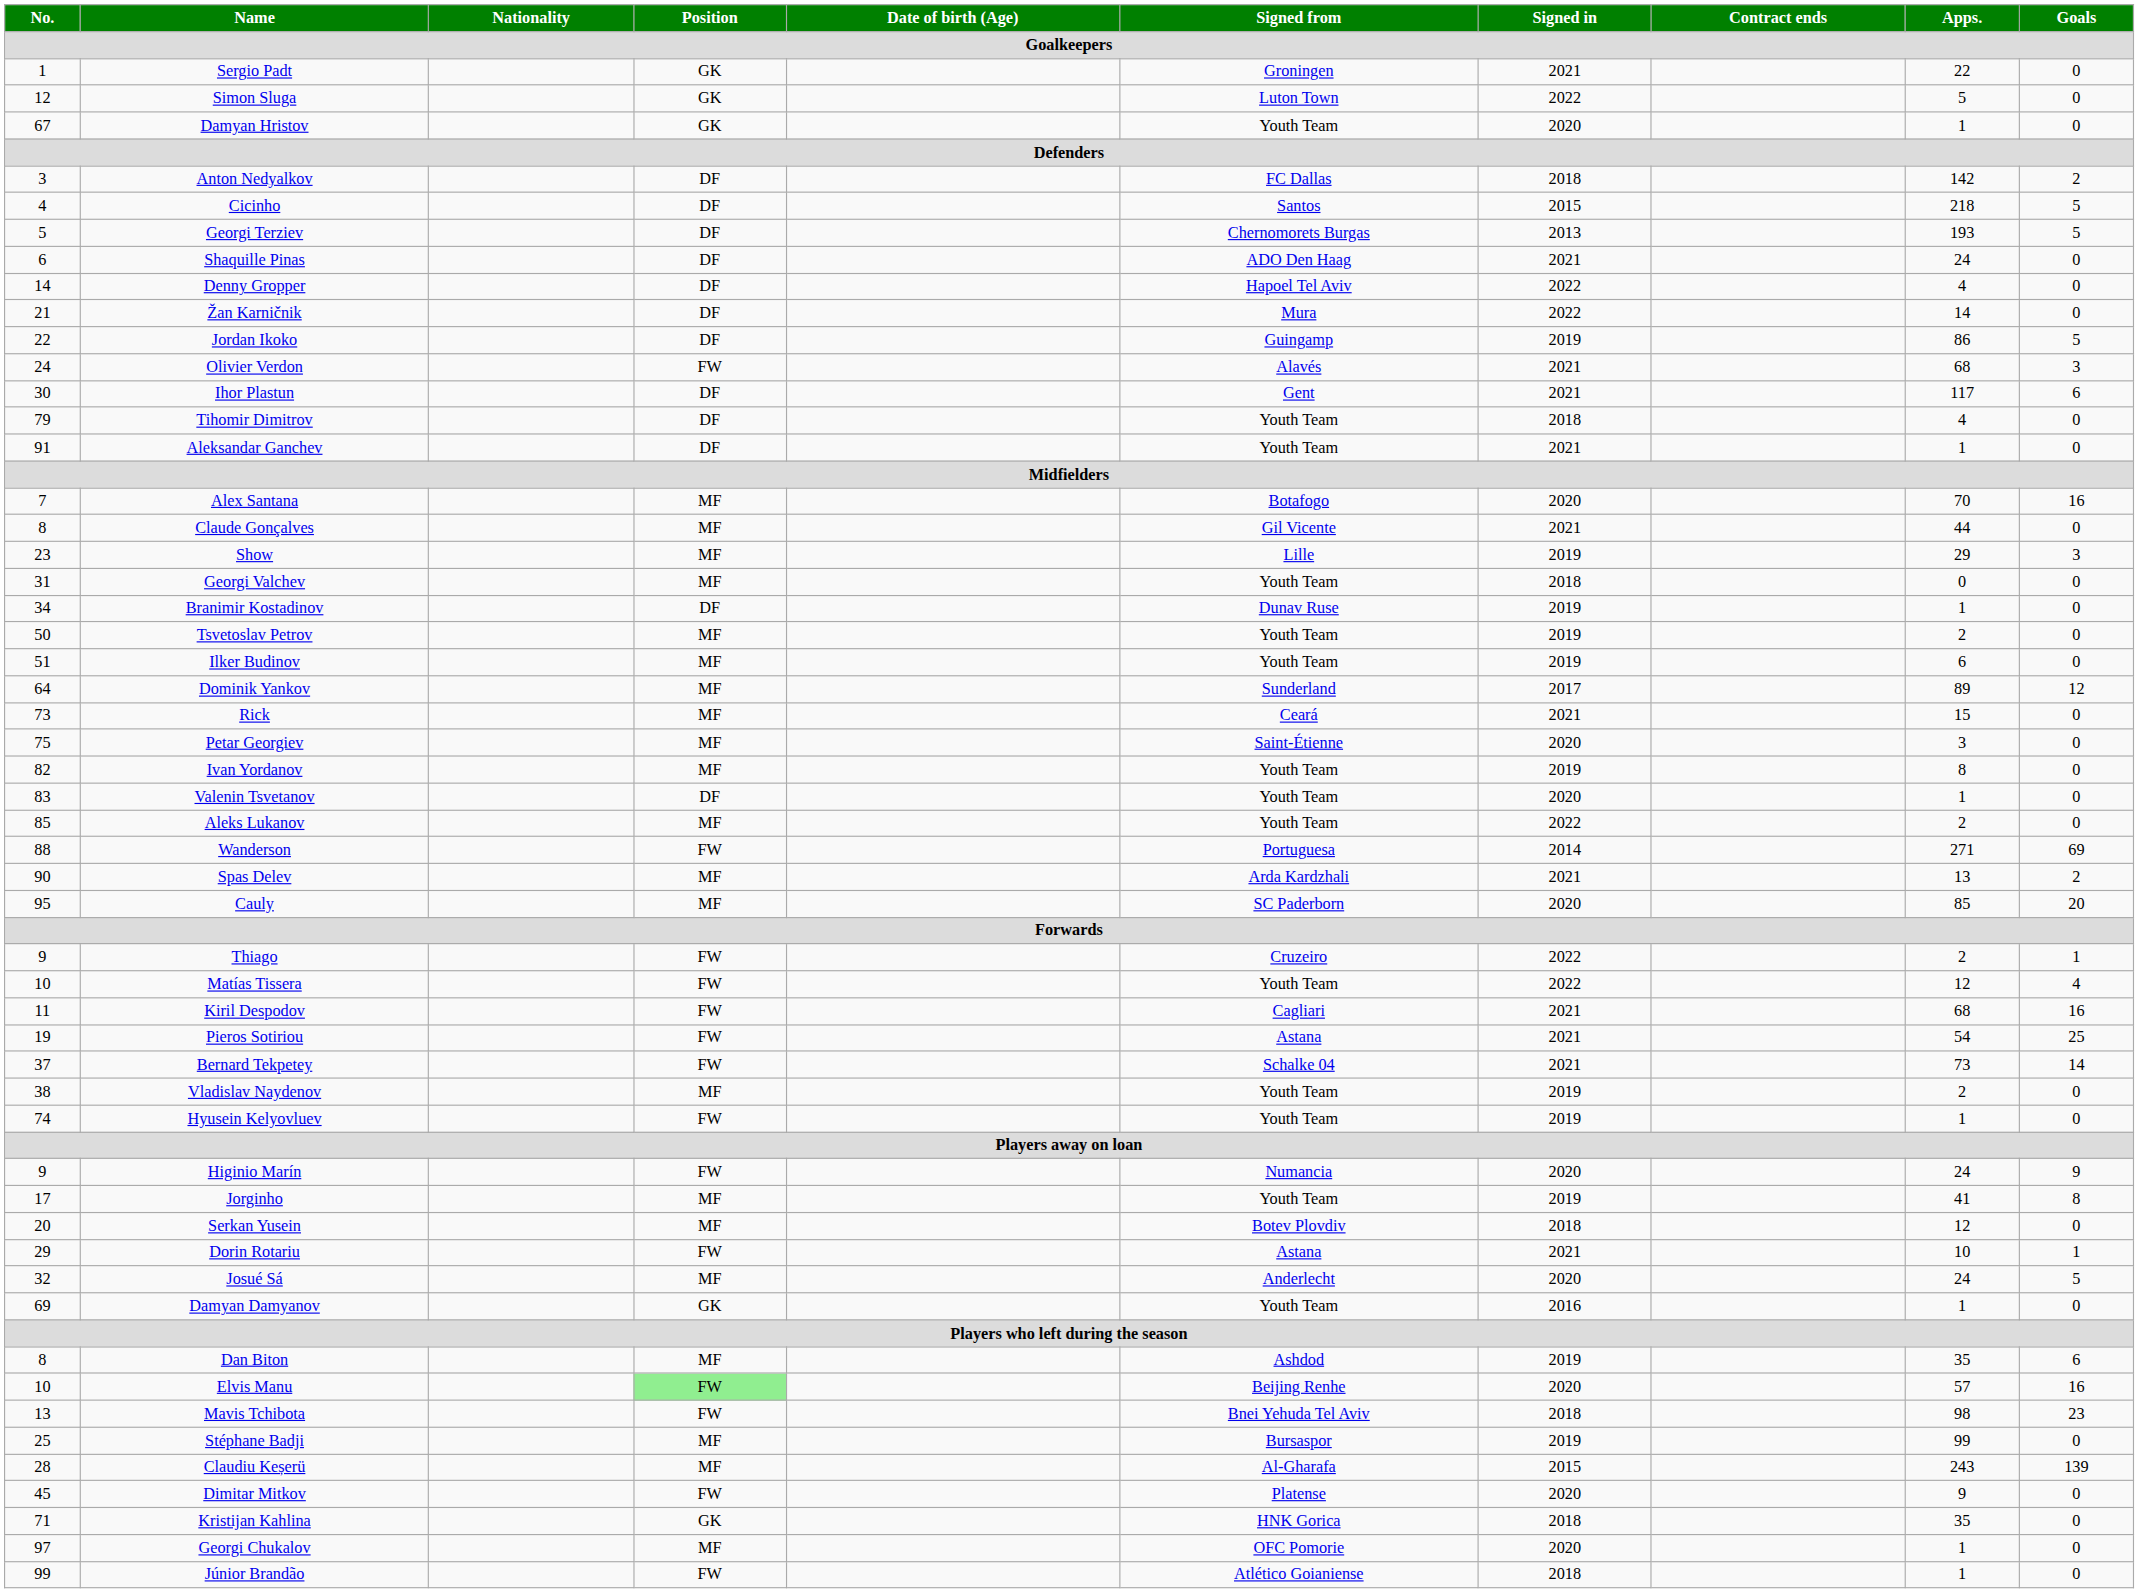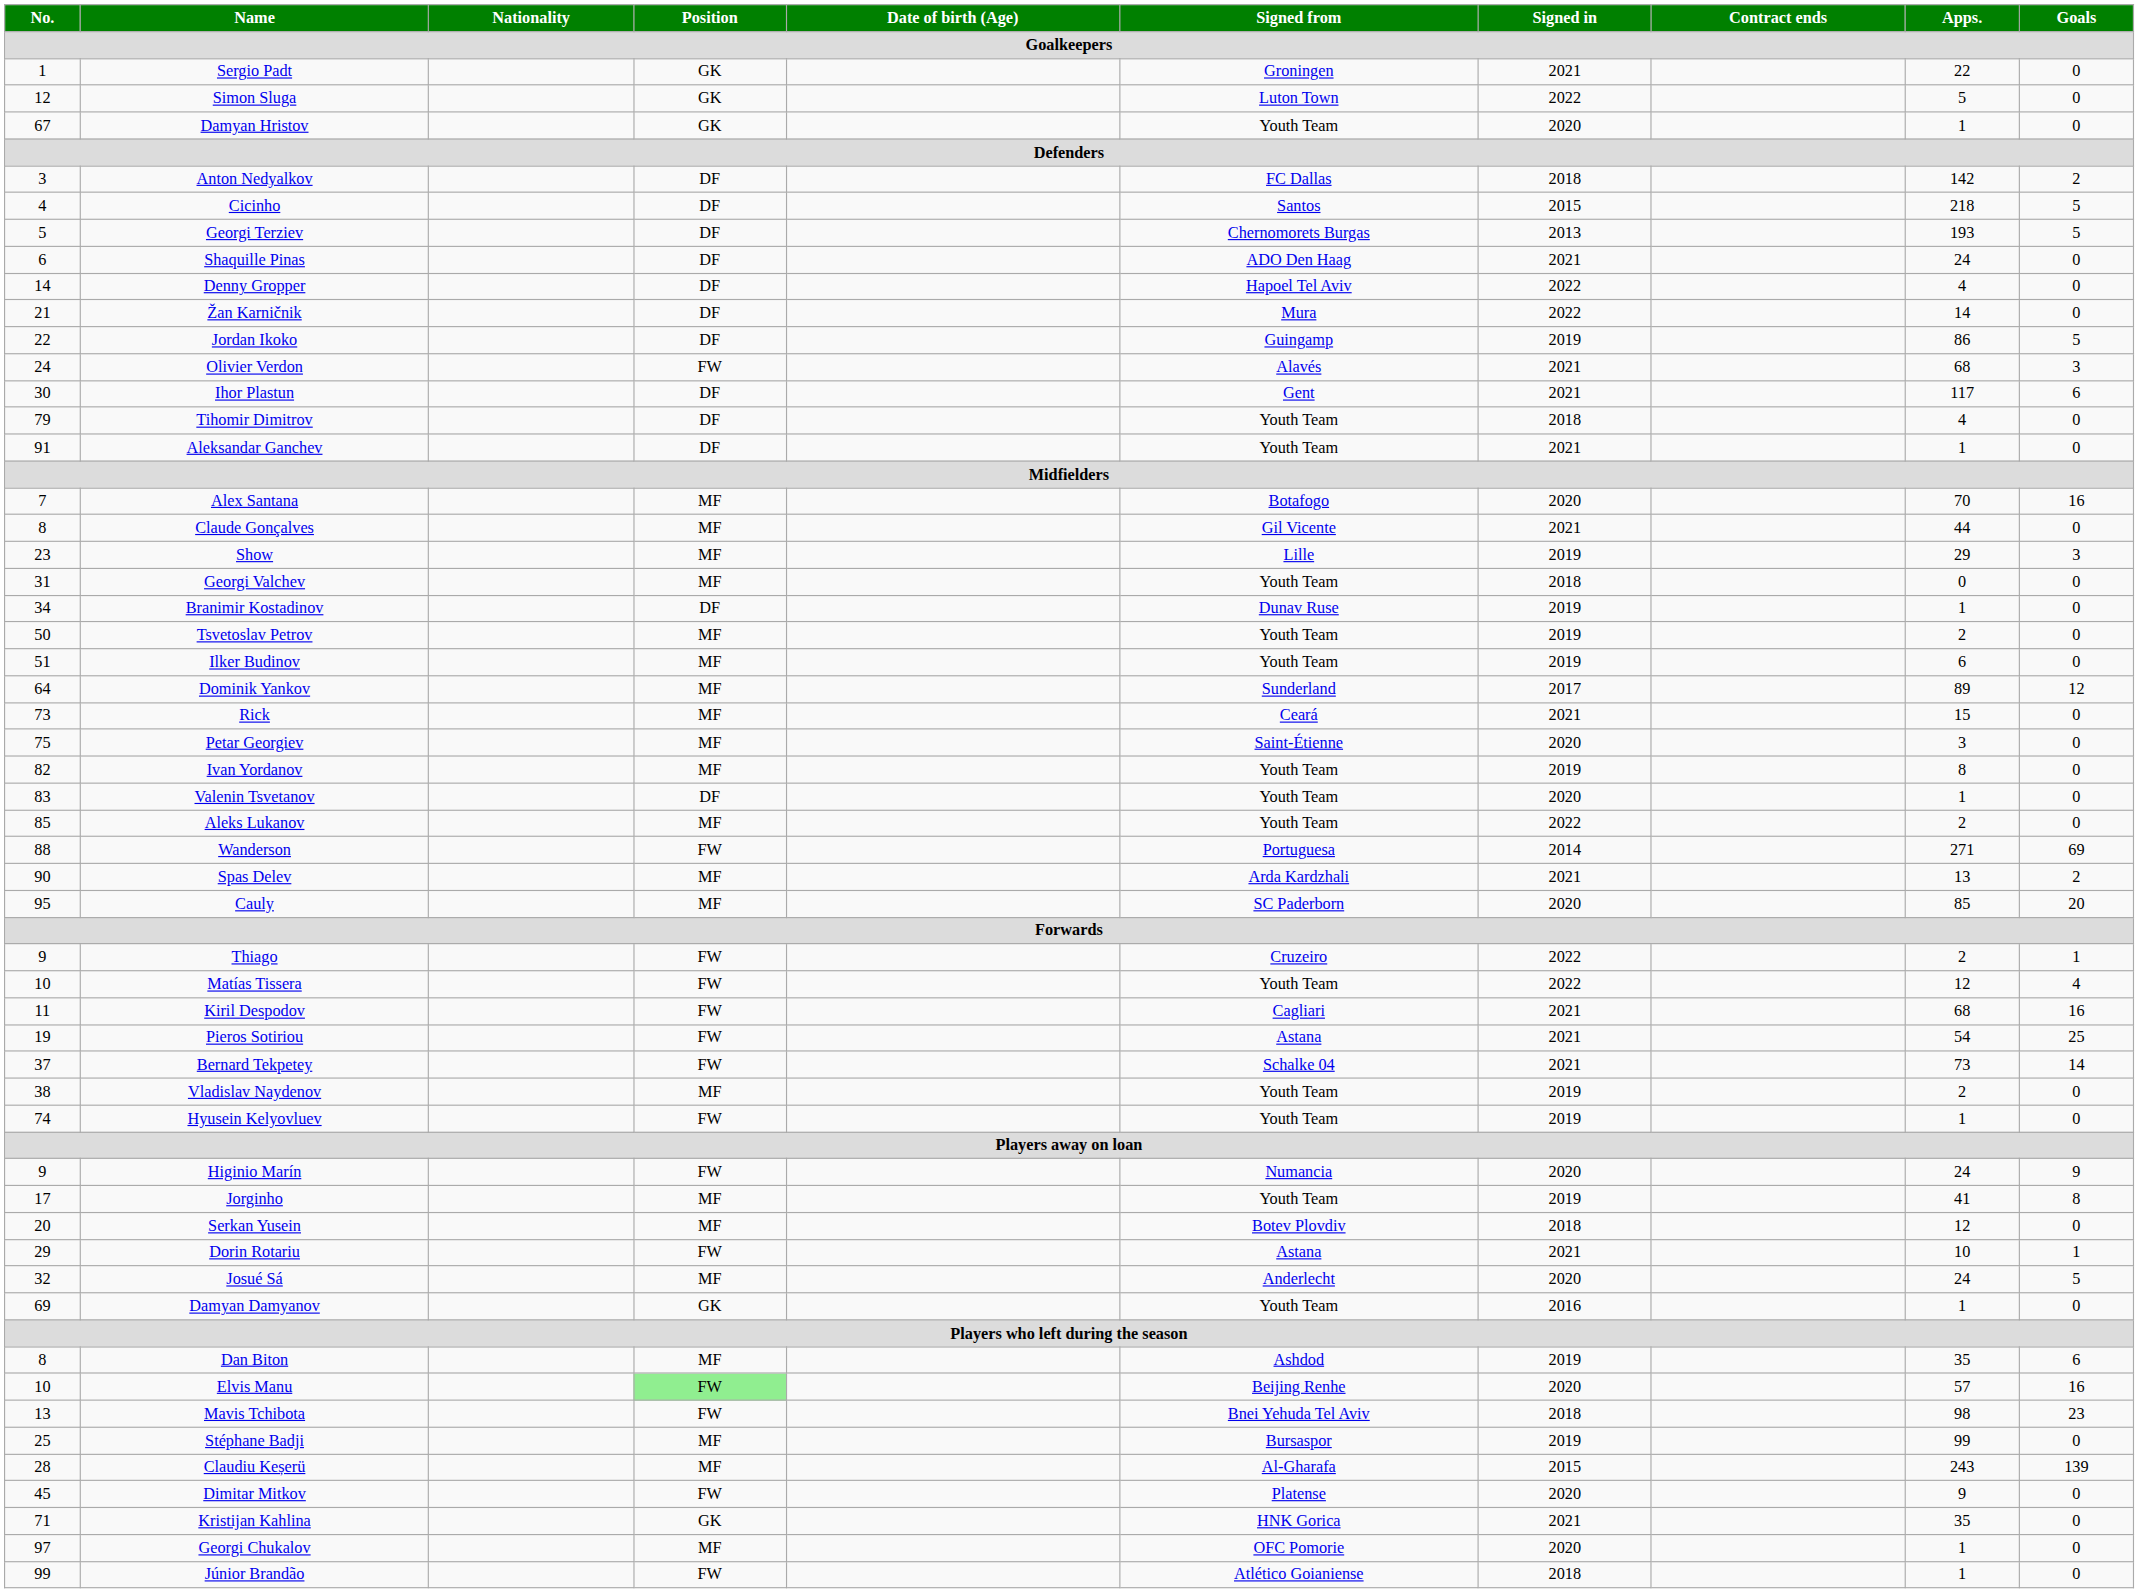(1565, 1521) 2018 -> (1565, 1521) 2021
